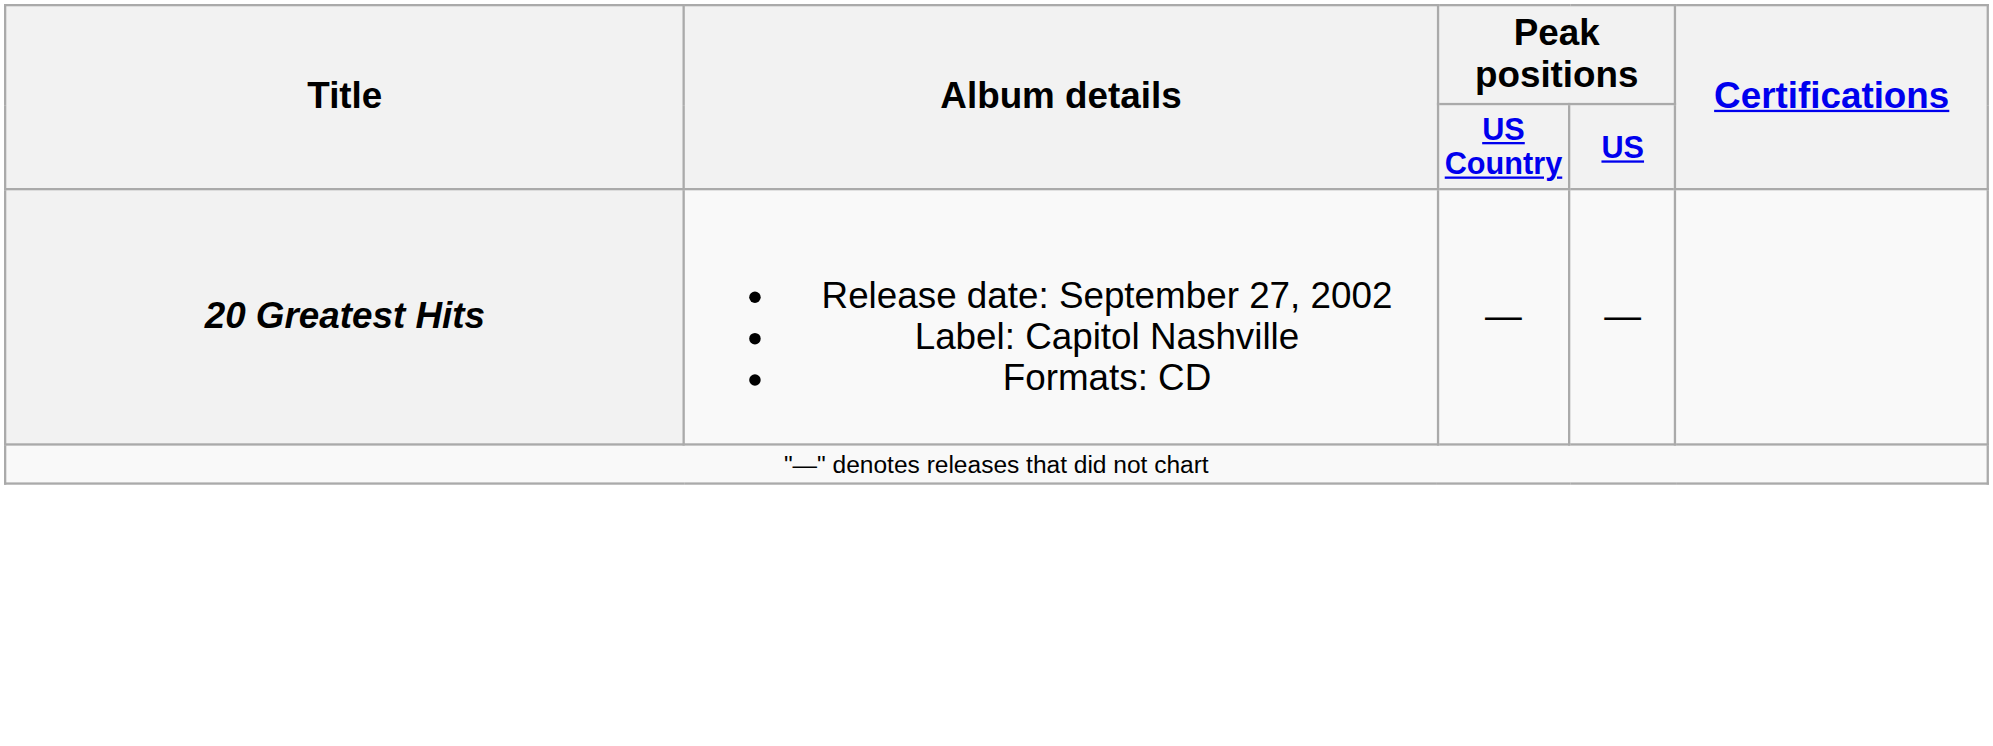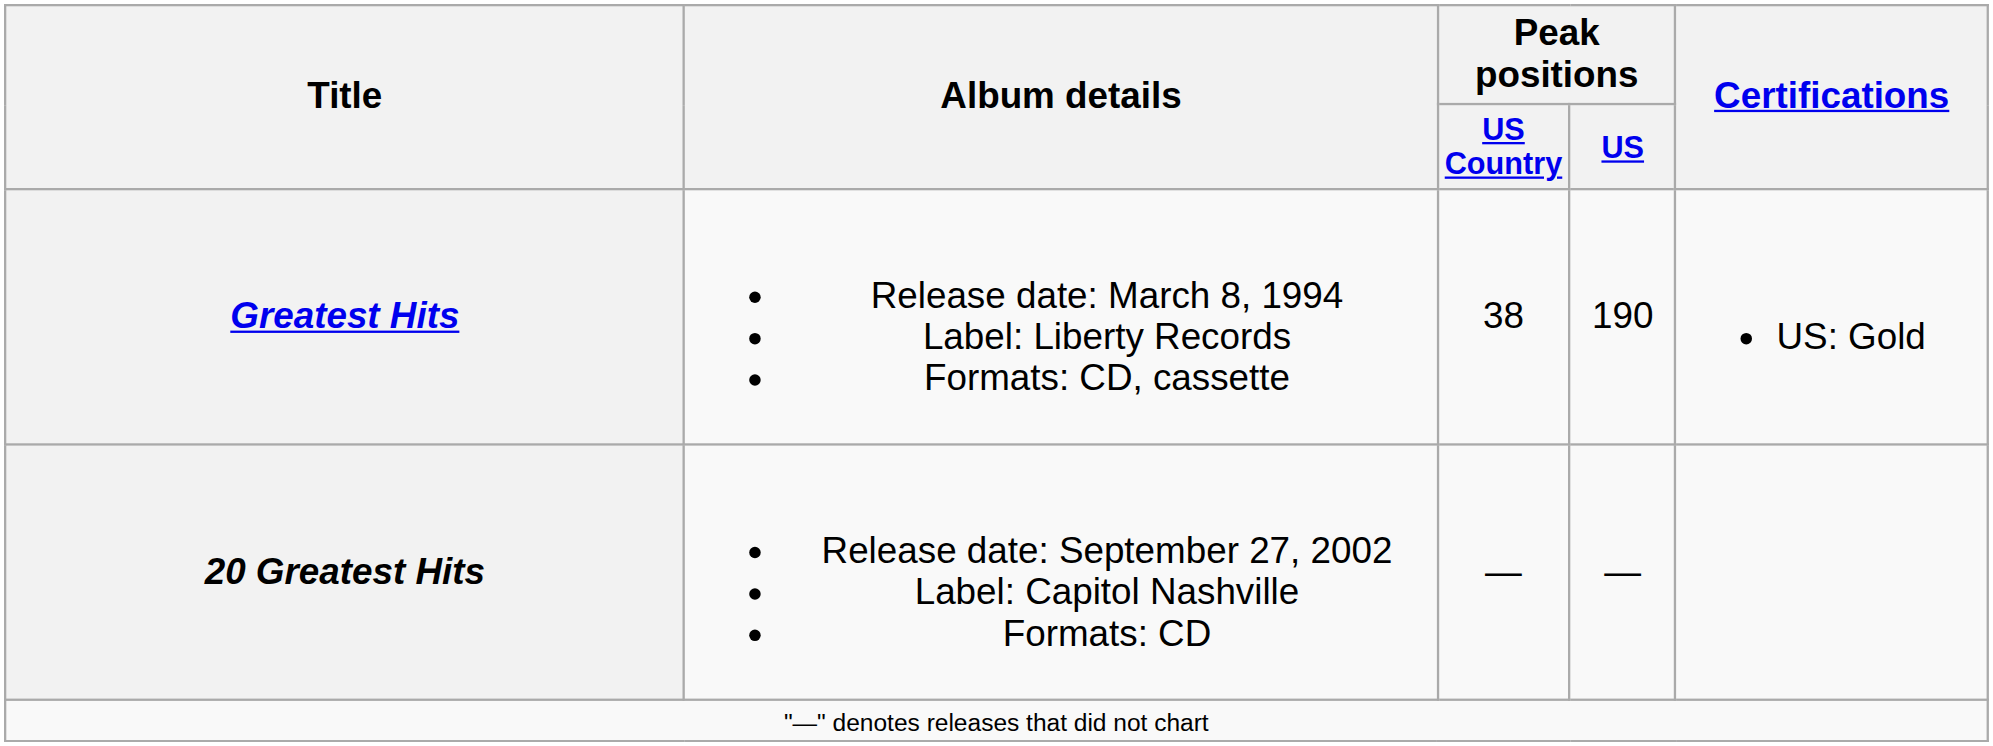+ row: (345, 315)
